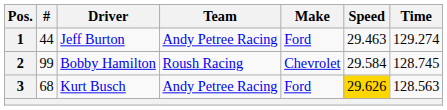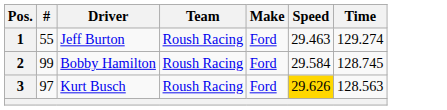(47, 40) 44 -> (47, 40) 55
(220, 40) Andy Petree Racing -> (203, 40) Roush Racing
(312, 63) Chevrolet -> (263, 63) Ford
(47, 87) 68 -> (47, 87) 97
(220, 87) Andy Petree Racing -> (203, 87) Roush Racing
